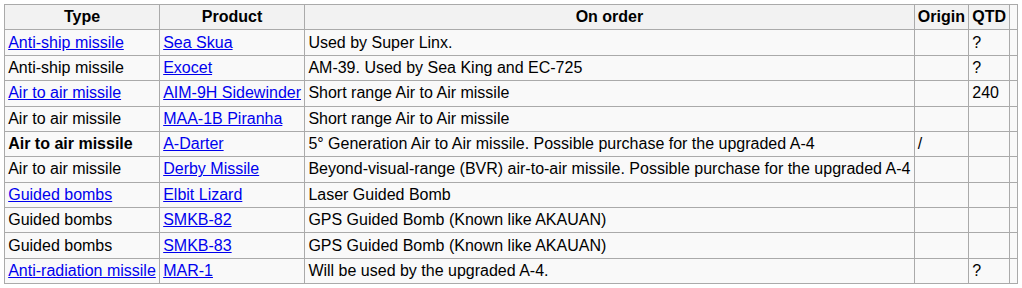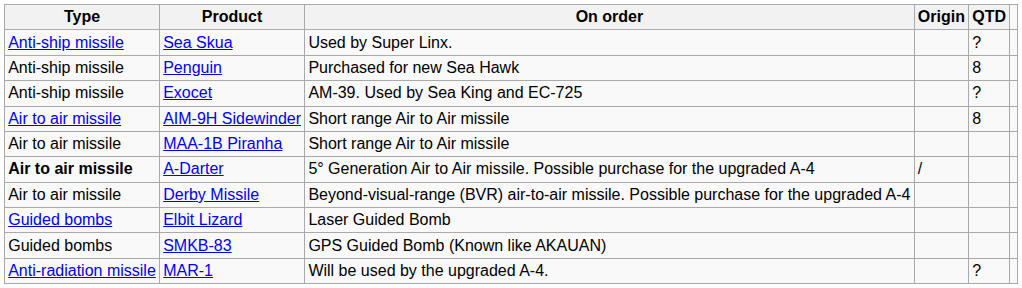+ row: (193, 67)
(986, 93) 240 -> (977, 118) 8
- row: (197, 220)
